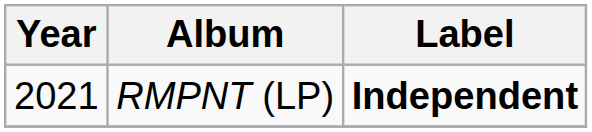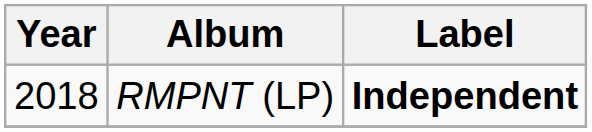(56, 95) 2021 -> (56, 95) 2018
